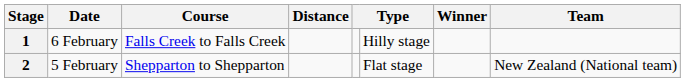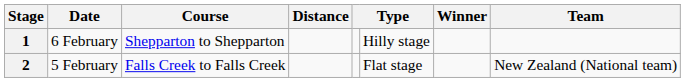(205, 41) Falls Creek to Falls Creek -> (205, 41) Shepparton to Shepparton
(205, 65) Shepparton to Shepparton -> (205, 65) Falls Creek to Falls Creek
